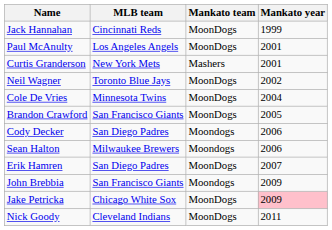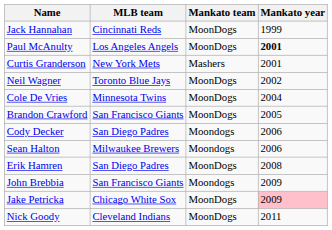(271, 47) normal -> (271, 47) bold
(271, 166) 2007 -> (271, 166) 2008
